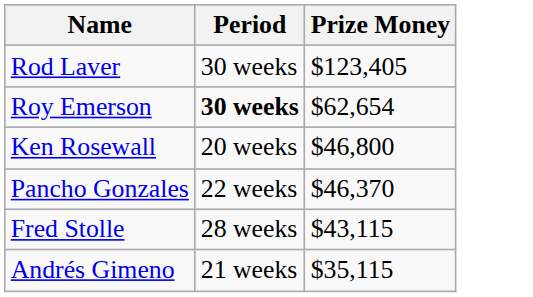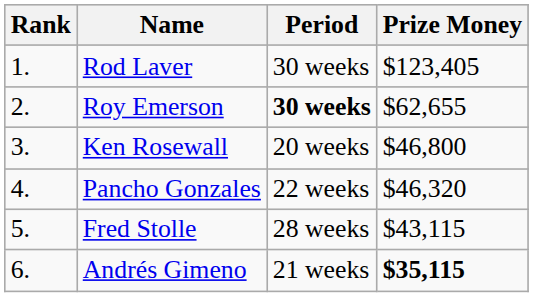+ column: (41, 24)
(353, 106) $62,654 -> (425, 106) $62,655
(353, 188) $46,370 -> (425, 188) $46,320
(352, 270) normal -> (424, 270) bold
